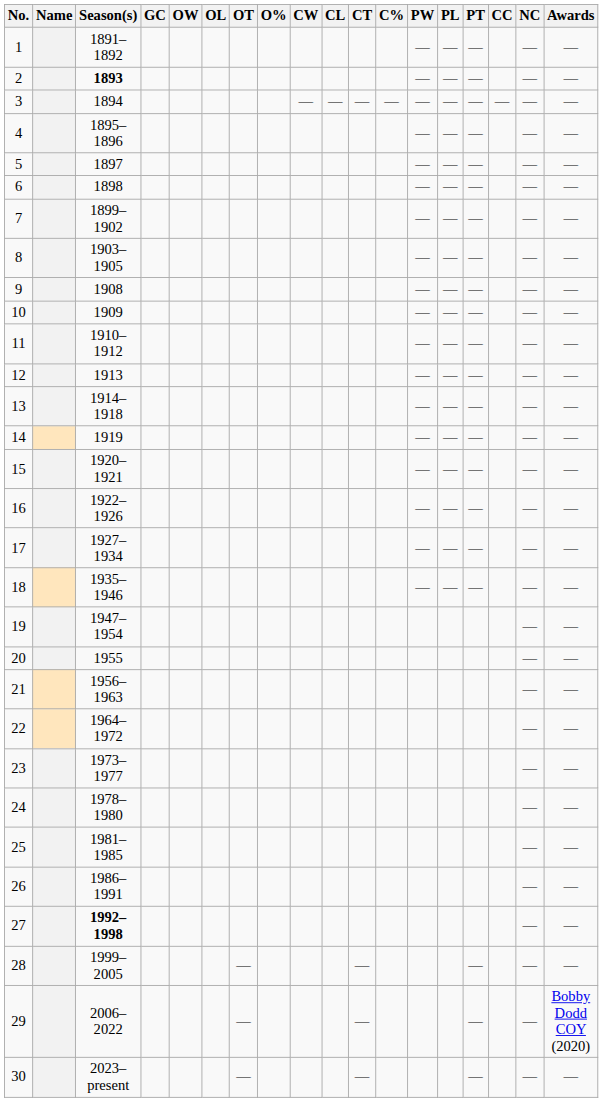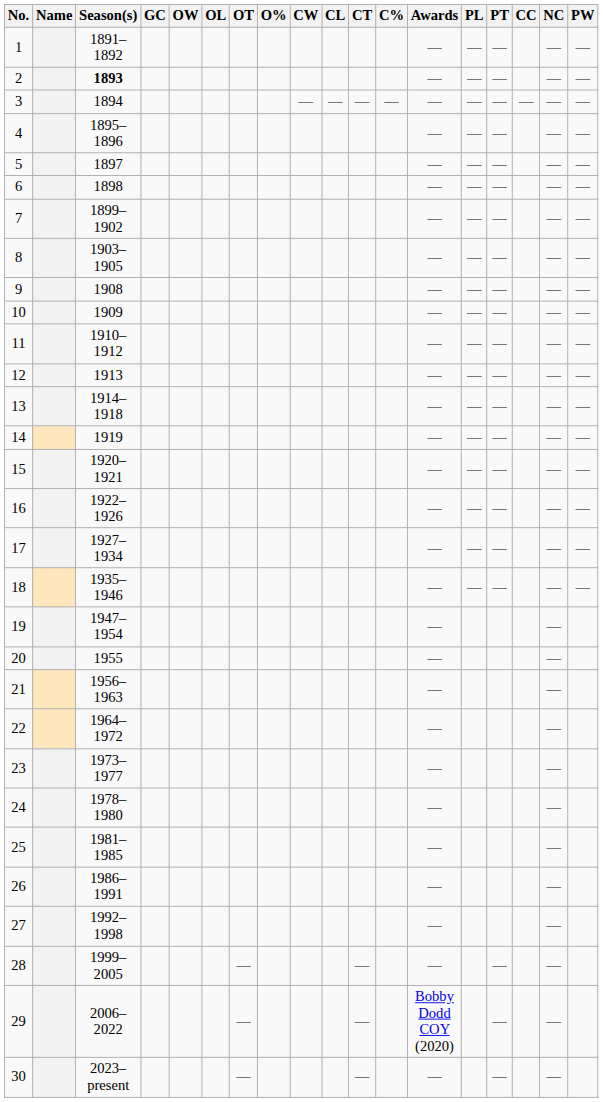columns swapped: (423, 16) <-> (571, 16)
(108, 926) bold -> (108, 926) normal
